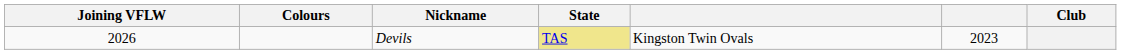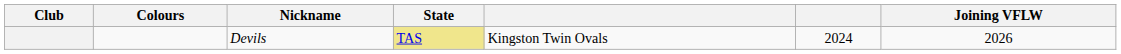columns swapped: (1071, 15) <-> (122, 15)
(984, 37) 2023 -> (839, 37) 2024
